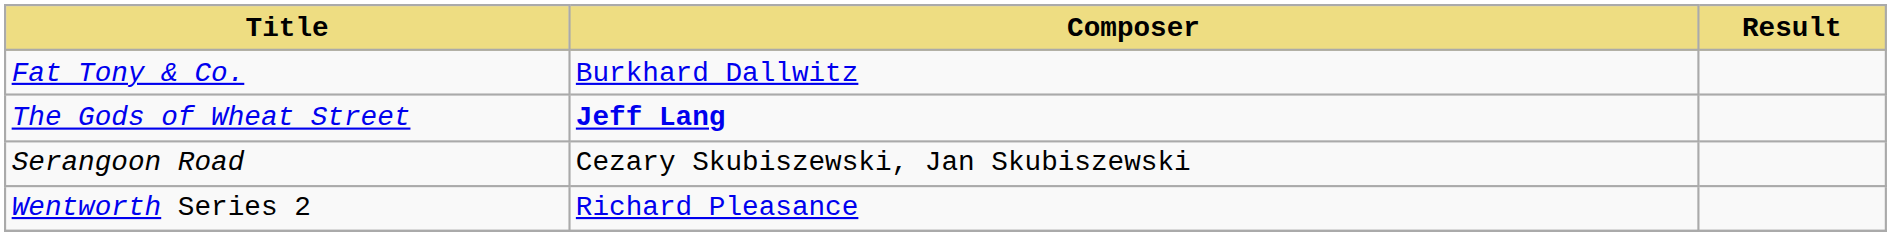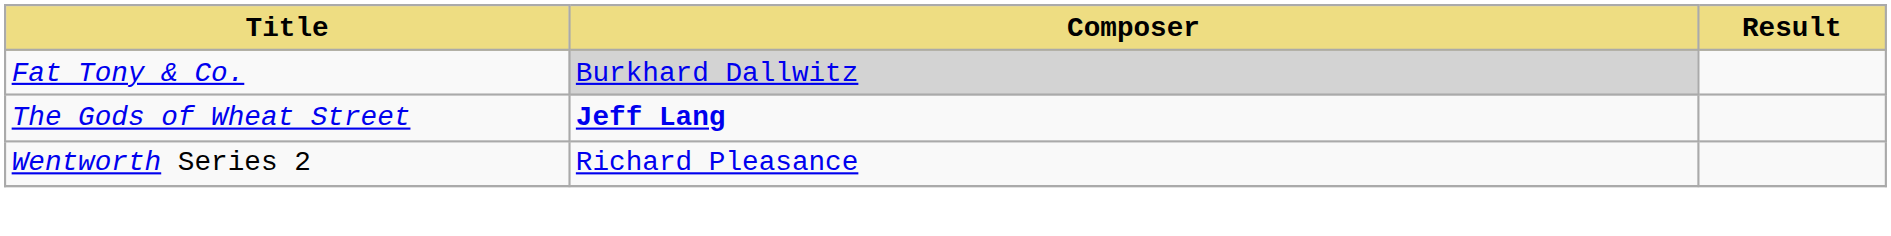(717, 73) no background -> (717, 73) lightgrey background
- row: (128, 163)
